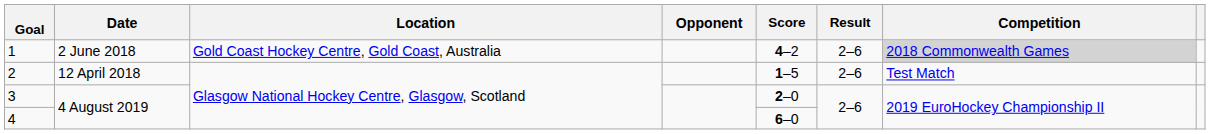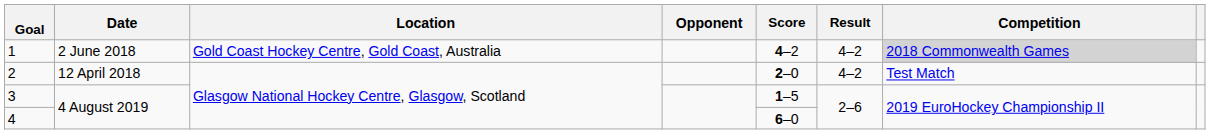(850, 52) 2–6 -> (850, 52) 4–2
(787, 74) 1–5 -> (787, 74) 2–0
(850, 74) 2–6 -> (850, 74) 4–2
(787, 96) 2–0 -> (787, 96) 1–5
